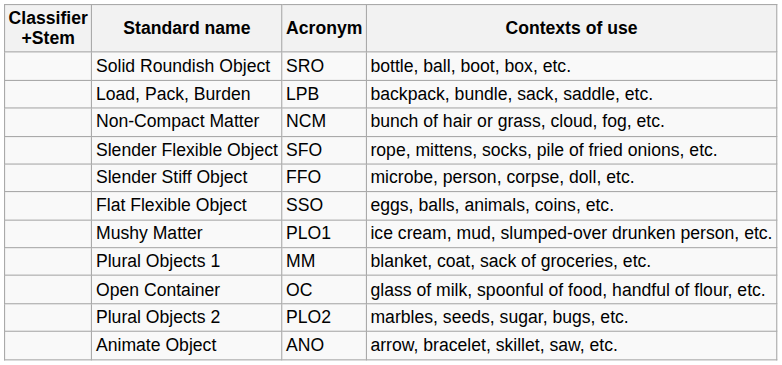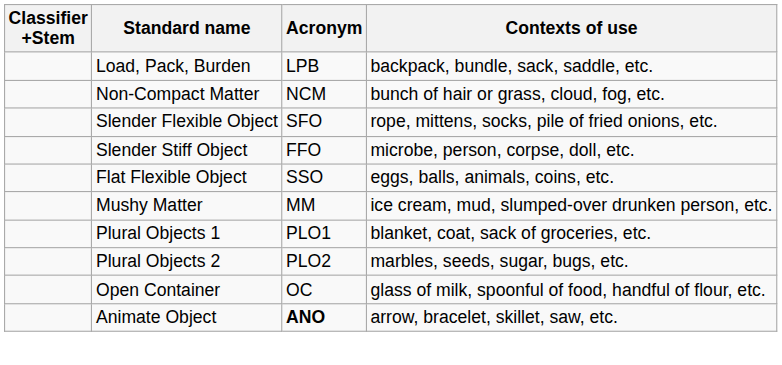- row: (183, 66)
(309, 233) PLO1 -> (301, 205) MM
(301, 261) MM -> (309, 233) PLO1
rows swapped: (158, 317) <-> (158, 289)
(305, 345) normal -> (306, 317) bold
